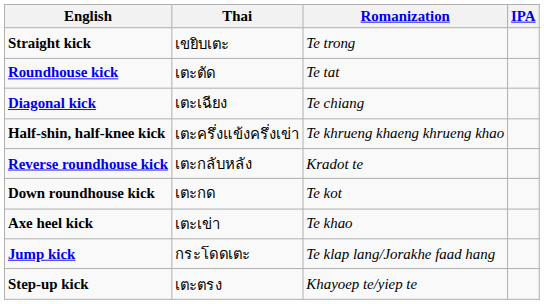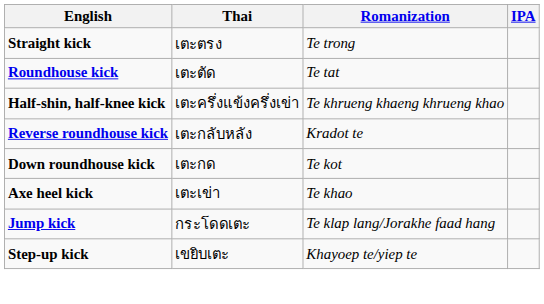(202, 43) เขยิบเตะ -> (199, 43) เตะตรง
- row: (52, 103)
(199, 284) เตะตรง -> (202, 254) เขยิบเตะ
